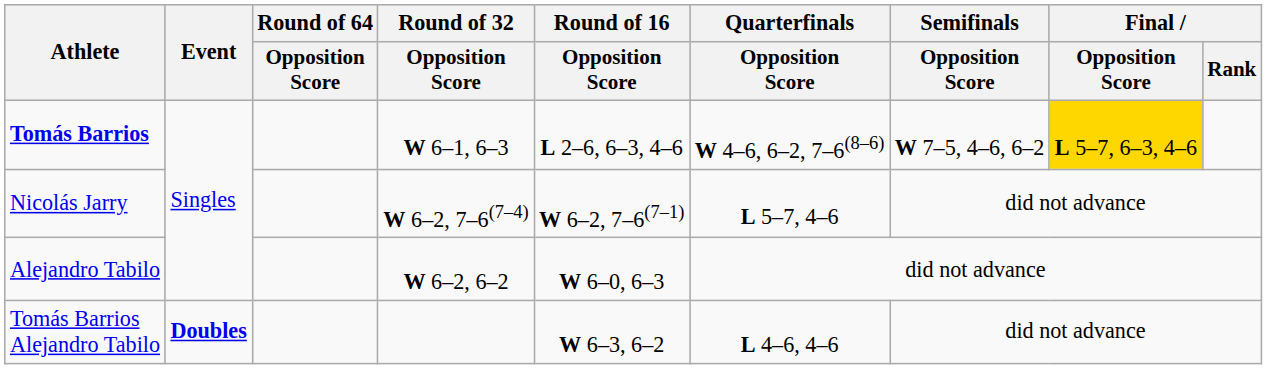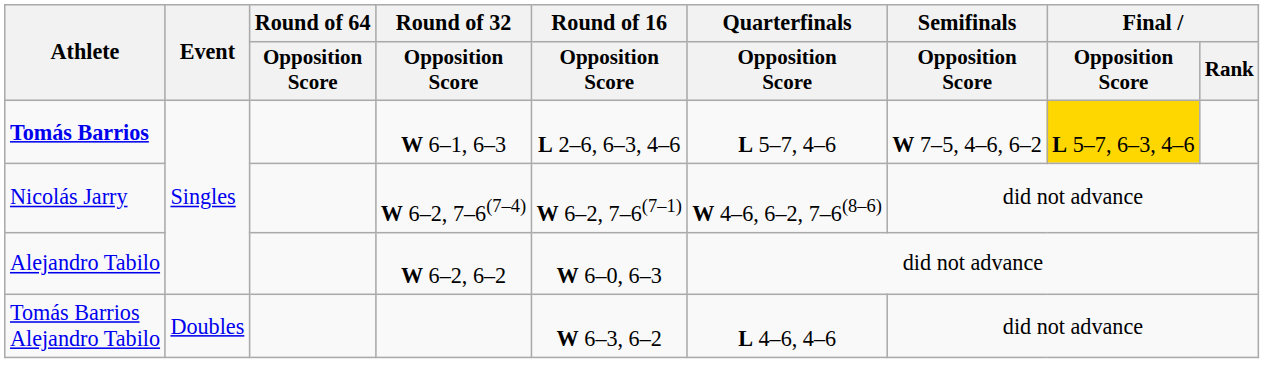(790, 148) W 4–6, 6–2, 7–6(8–6) -> (787, 145) L 5–7, 4–6
(790, 216) L 5–7, 4–6 -> (787, 210) W 4–6, 6–2, 7–6(8–6)
(209, 332) bold -> (207, 326) normal
